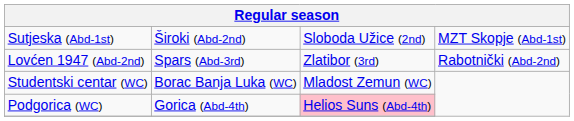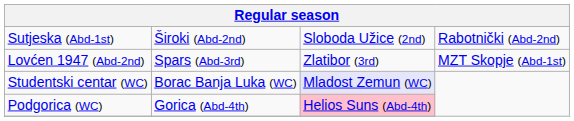(502, 37) MZT Skopje (Abd-1st) -> (499, 37) Rabotnički (Abd-2nd)
(499, 60) Rabotnički (Abd-2nd) -> (502, 60) MZT Skopje (Abd-1st)
(367, 82) no background -> (367, 82) lavender background
